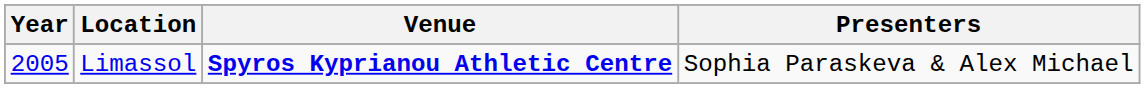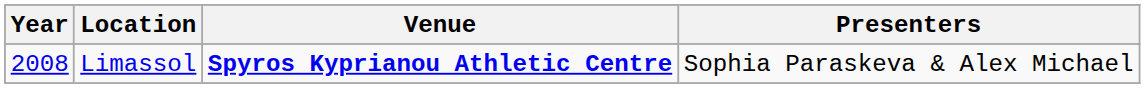(40, 64) 2005 -> (40, 64) 2008
